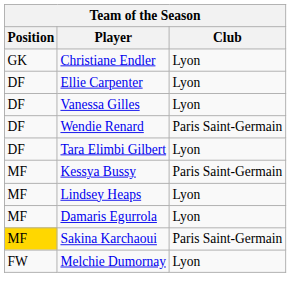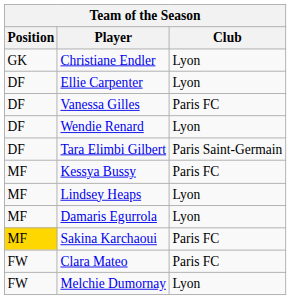(186, 105) Lyon -> (196, 105) Paris FC
(227, 127) Paris Saint-Germain -> (186, 127) Lyon
(186, 149) Lyon -> (227, 149) Paris Saint-Germain
(227, 171) Paris Saint-Germain -> (196, 171) Paris FC
(227, 238) Paris Saint-Germain -> (196, 238) Paris FC
+ row: (94, 261)
